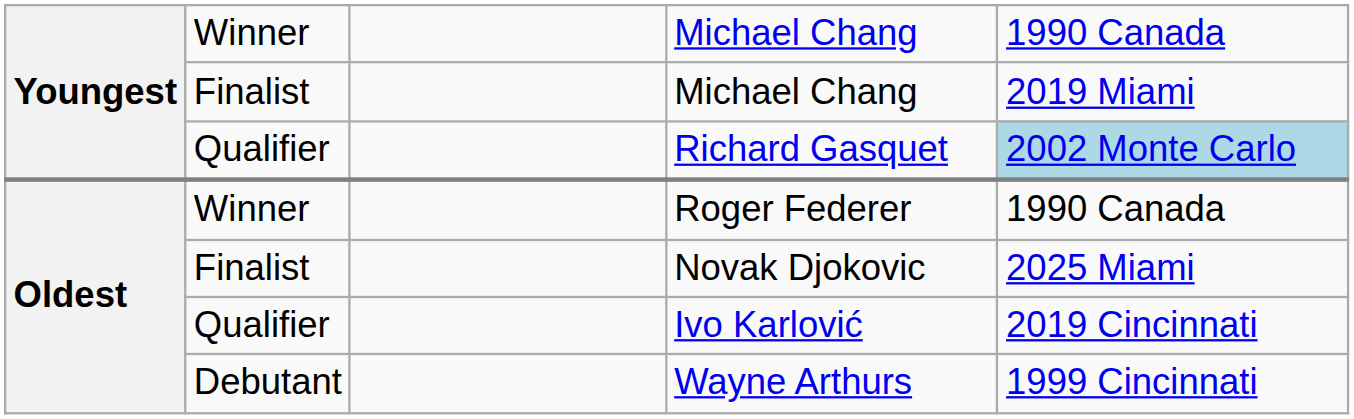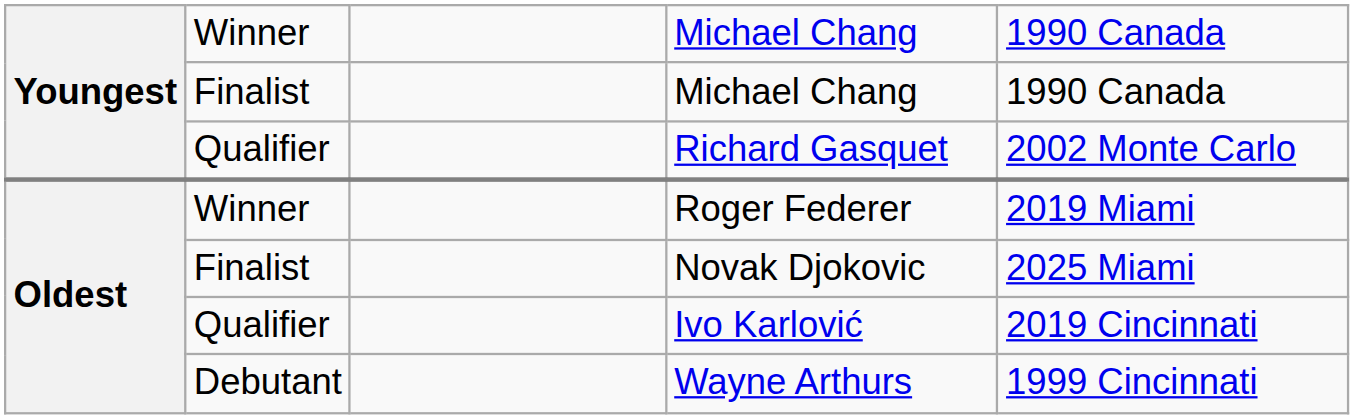(1100, 91) 2019 Miami -> (1116, 91) 1990 Canada
(1151, 149) lightblue background -> (1151, 149) no background
(1116, 209) 1990 Canada -> (1100, 209) 2019 Miami
